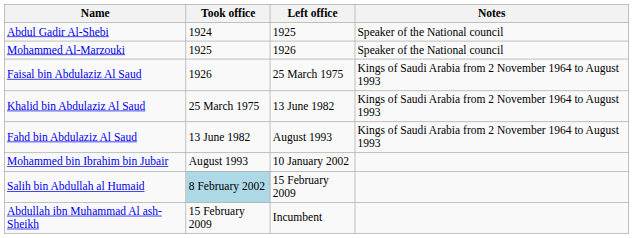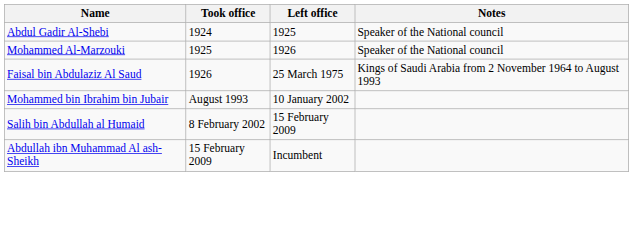- row: (76, 106)
- row: (72, 137)
(227, 186) lightblue background -> (227, 124) no background
